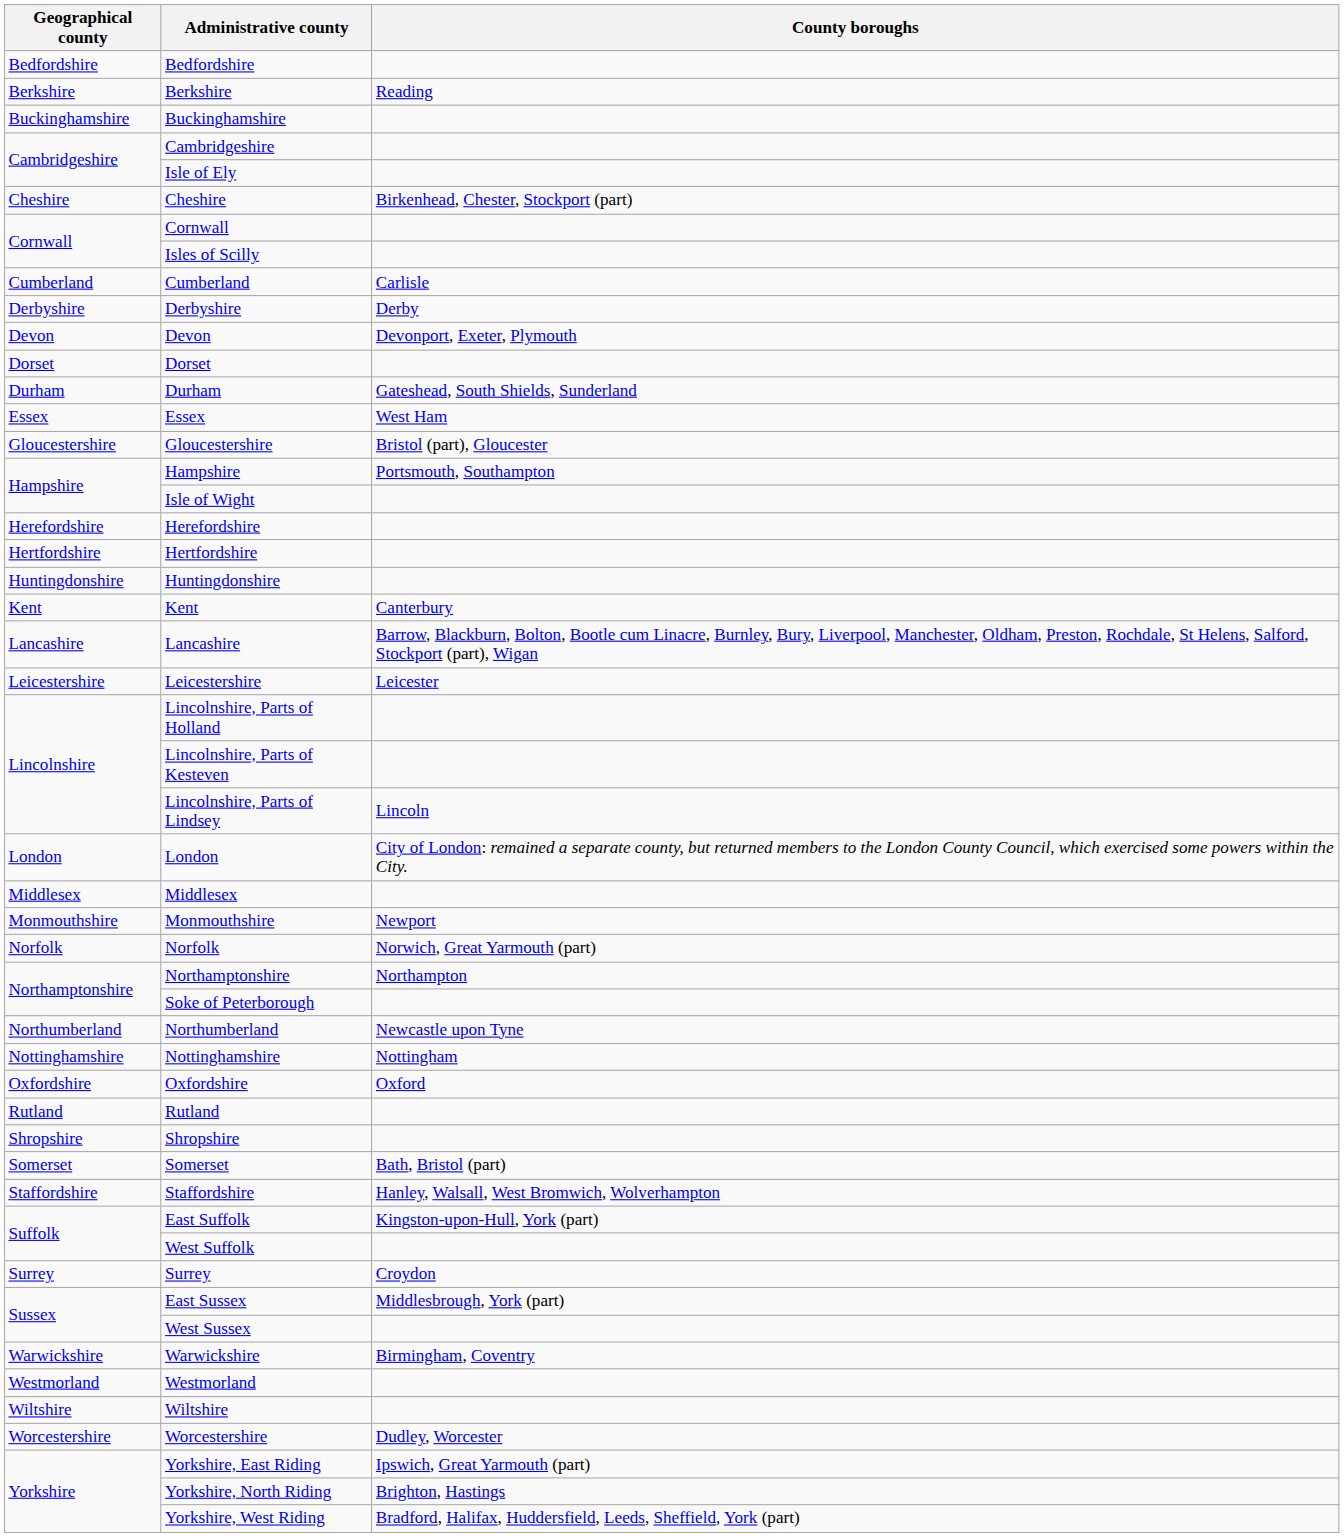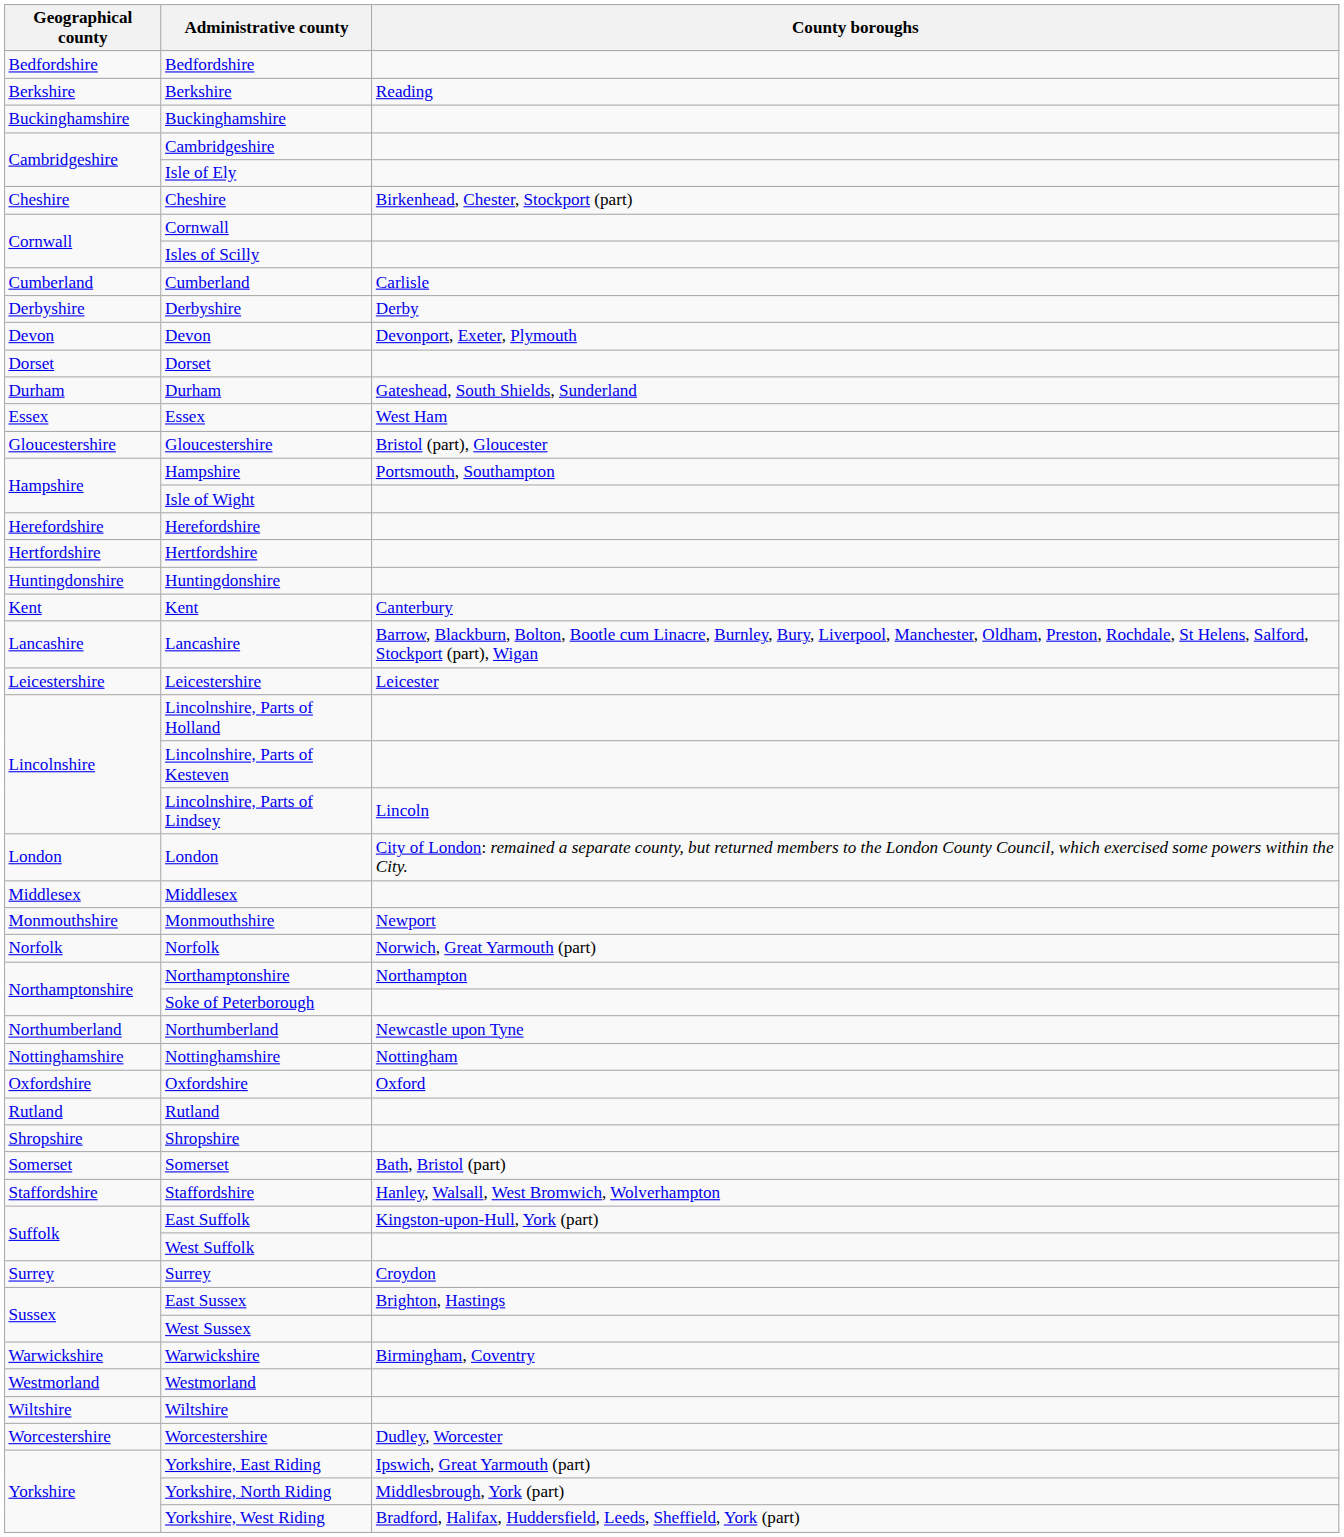(470, 1301) Middlesbrough, York (part) -> (441, 1301) Brighton, Hastings
(441, 1491) Brighton, Hastings -> (470, 1491) Middlesbrough, York (part)
